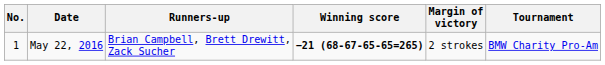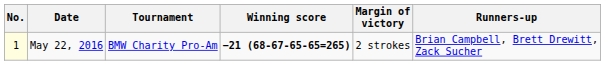columns swapped: (543, 19) <-> (199, 19)
(16, 46) no background -> (16, 46) lightyellow background
